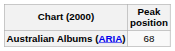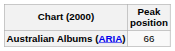(149, 38) 68 -> (149, 38) 66
